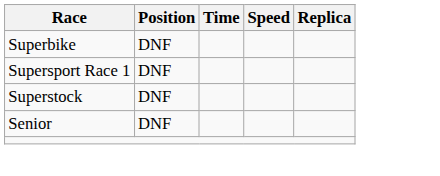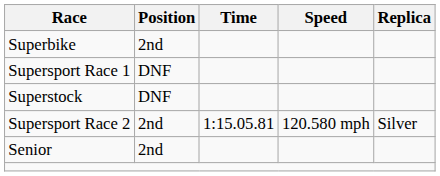(155, 44) DNF -> (151, 44) 2nd
+ row: (69, 123)
(155, 123) DNF -> (151, 149) 2nd
